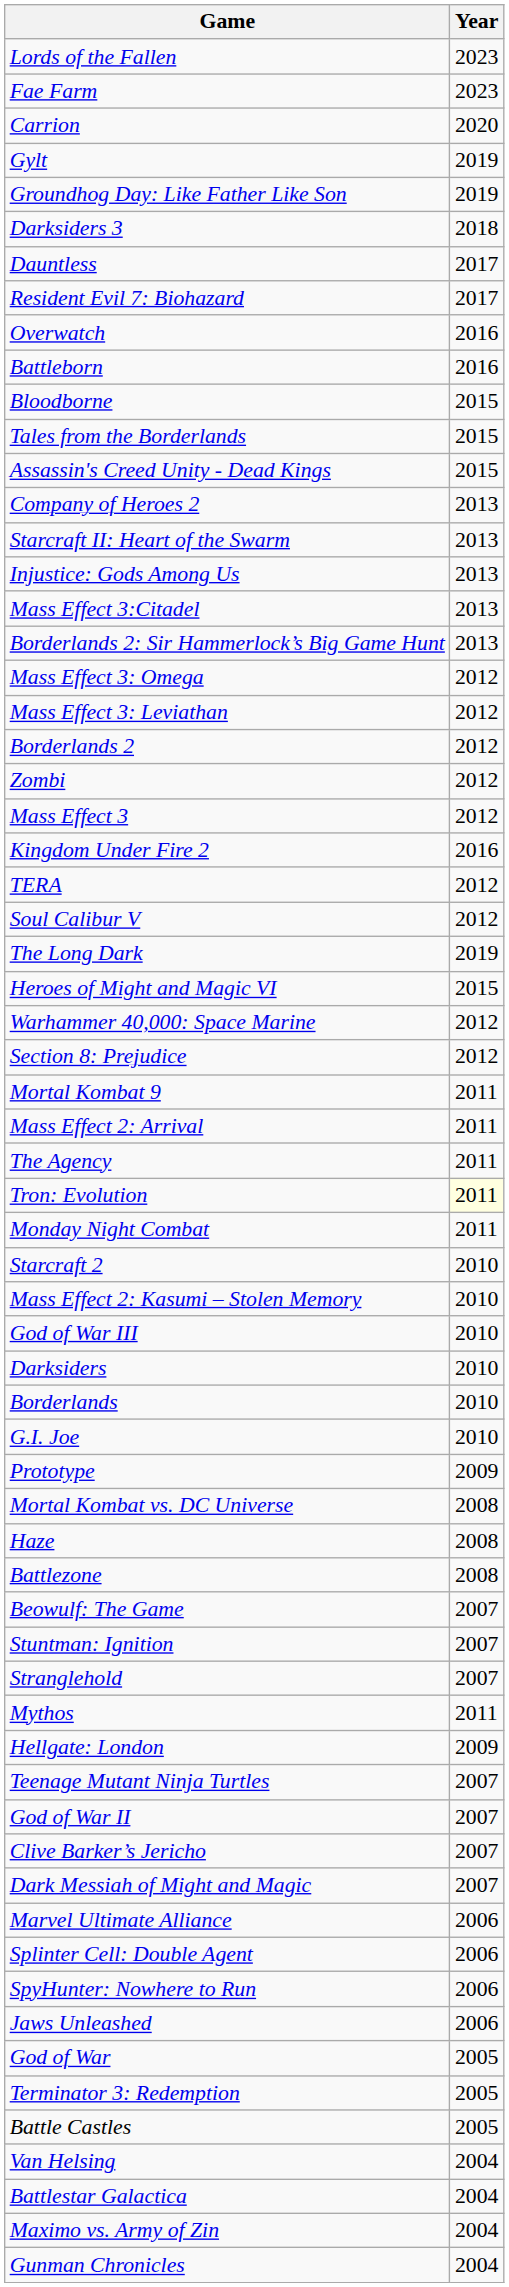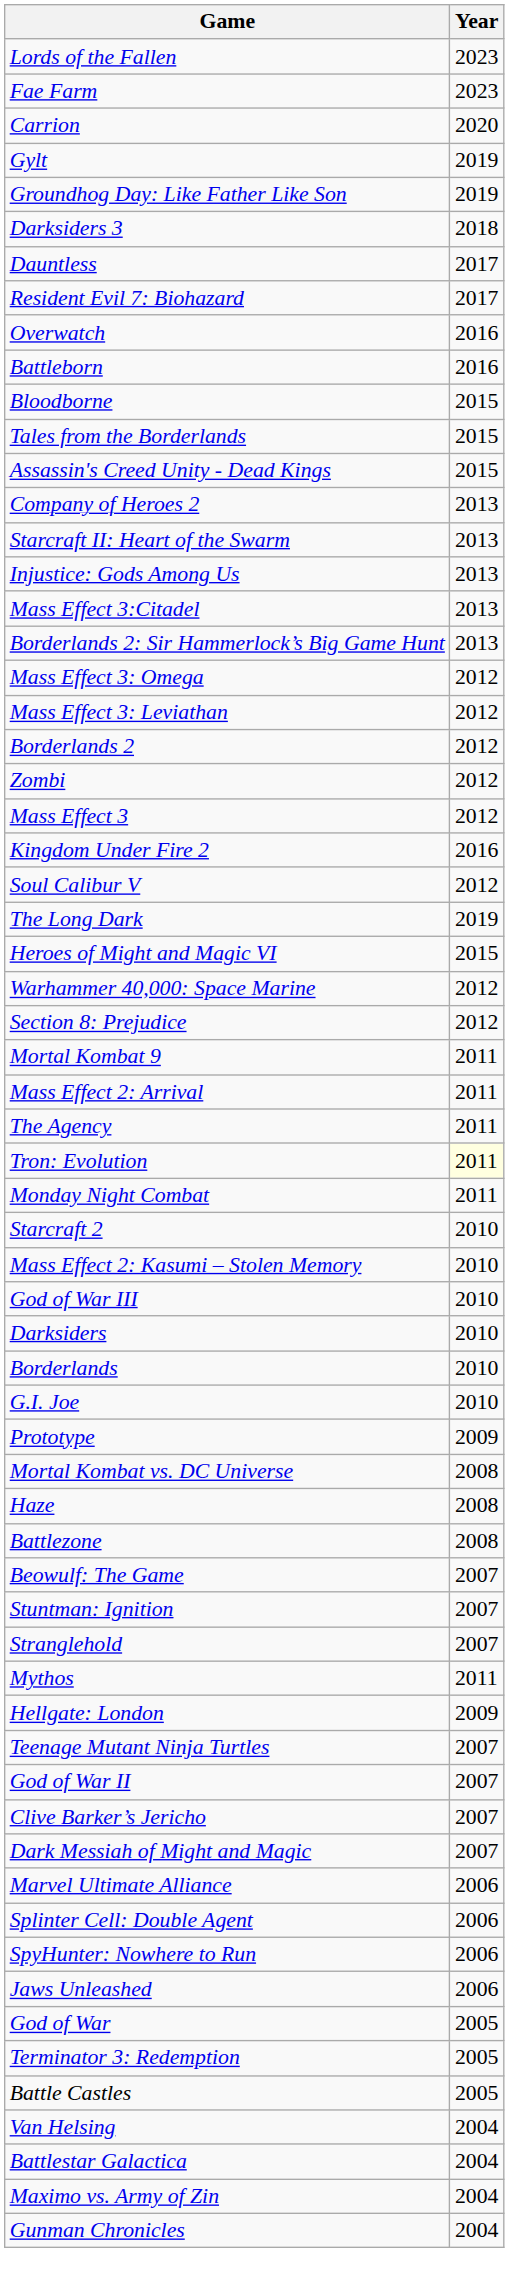- row: (36, 884)
